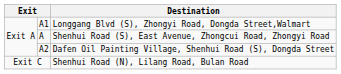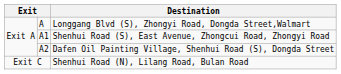(44, 24) A1 -> (42, 24) A
(42, 37) A -> (44, 37) A1
